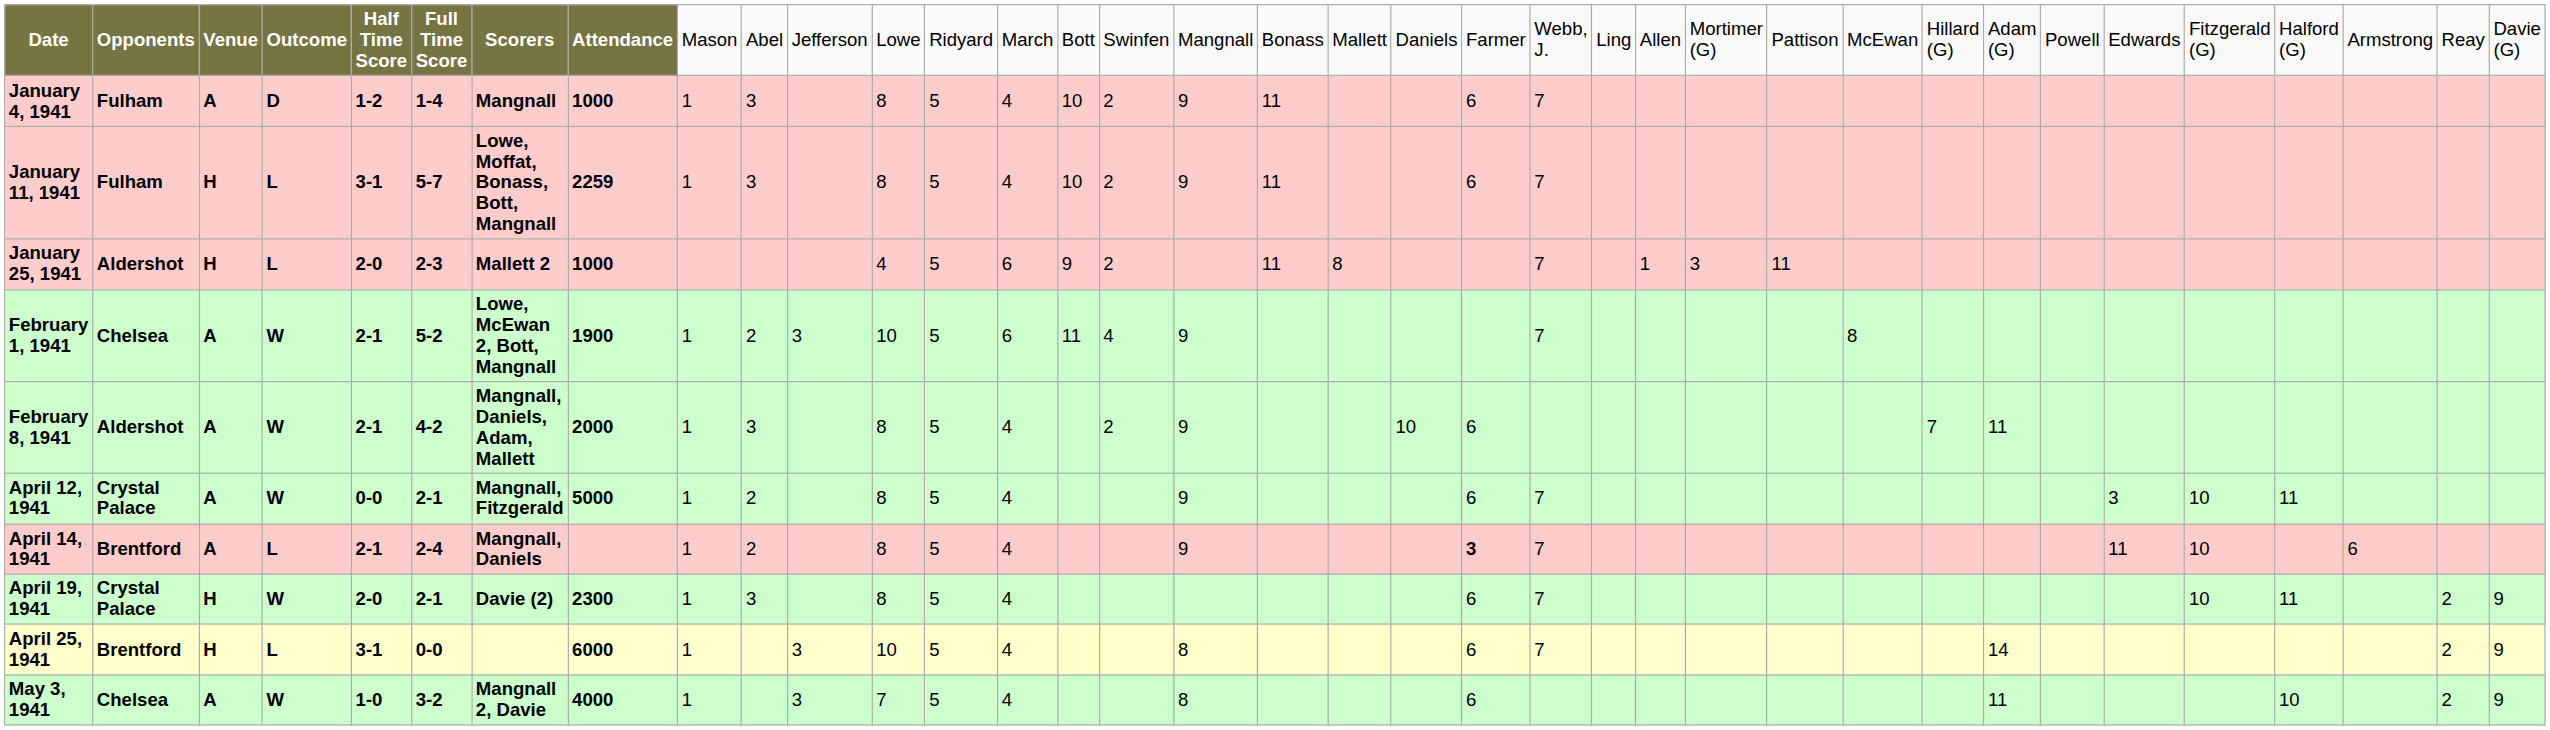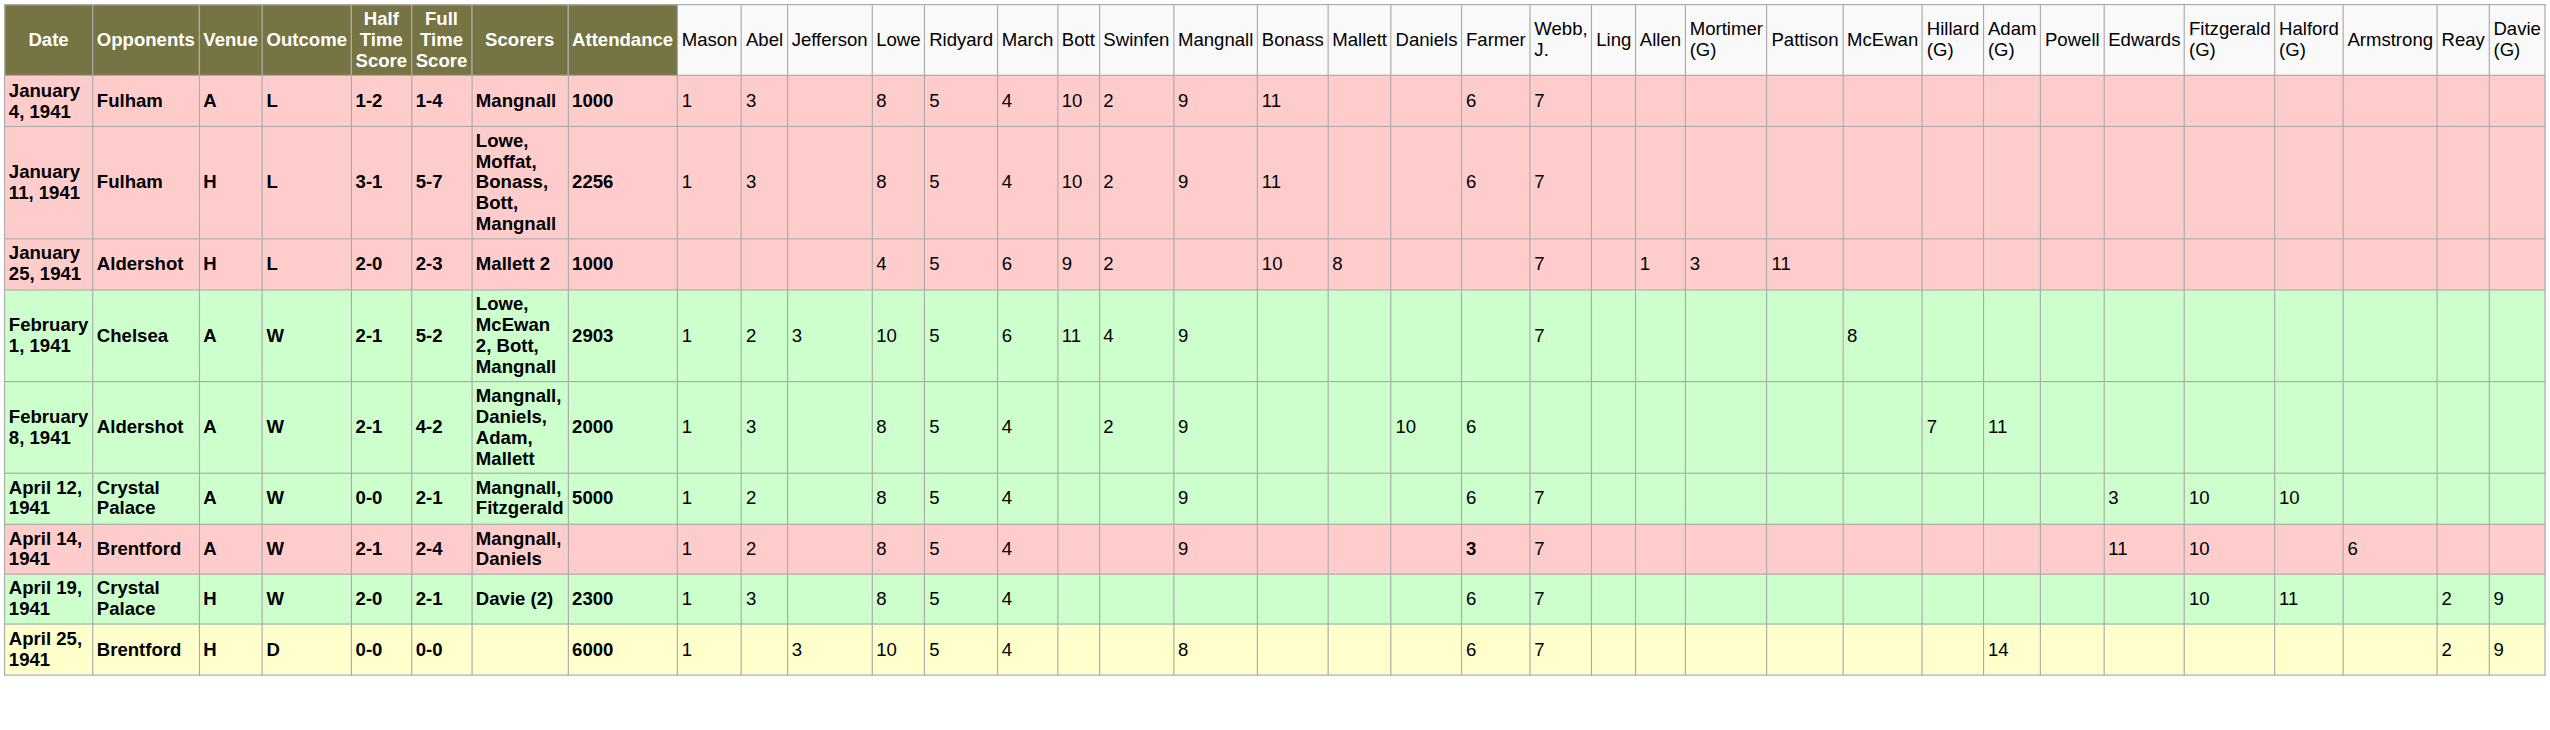(273, 100) D -> (272, 100) L
(593, 182) 2259 -> (593, 182) 2256
(1271, 264) 11 -> (1272, 264) 10
(593, 335) 1900 -> (593, 335) 2903
(2289, 498) 11 -> (2289, 498) 10
(272, 548) L -> (275, 548) W
(272, 649) L -> (273, 649) D
(369, 649) 3-1 -> (369, 649) 0-0
- row: (37, 699)
